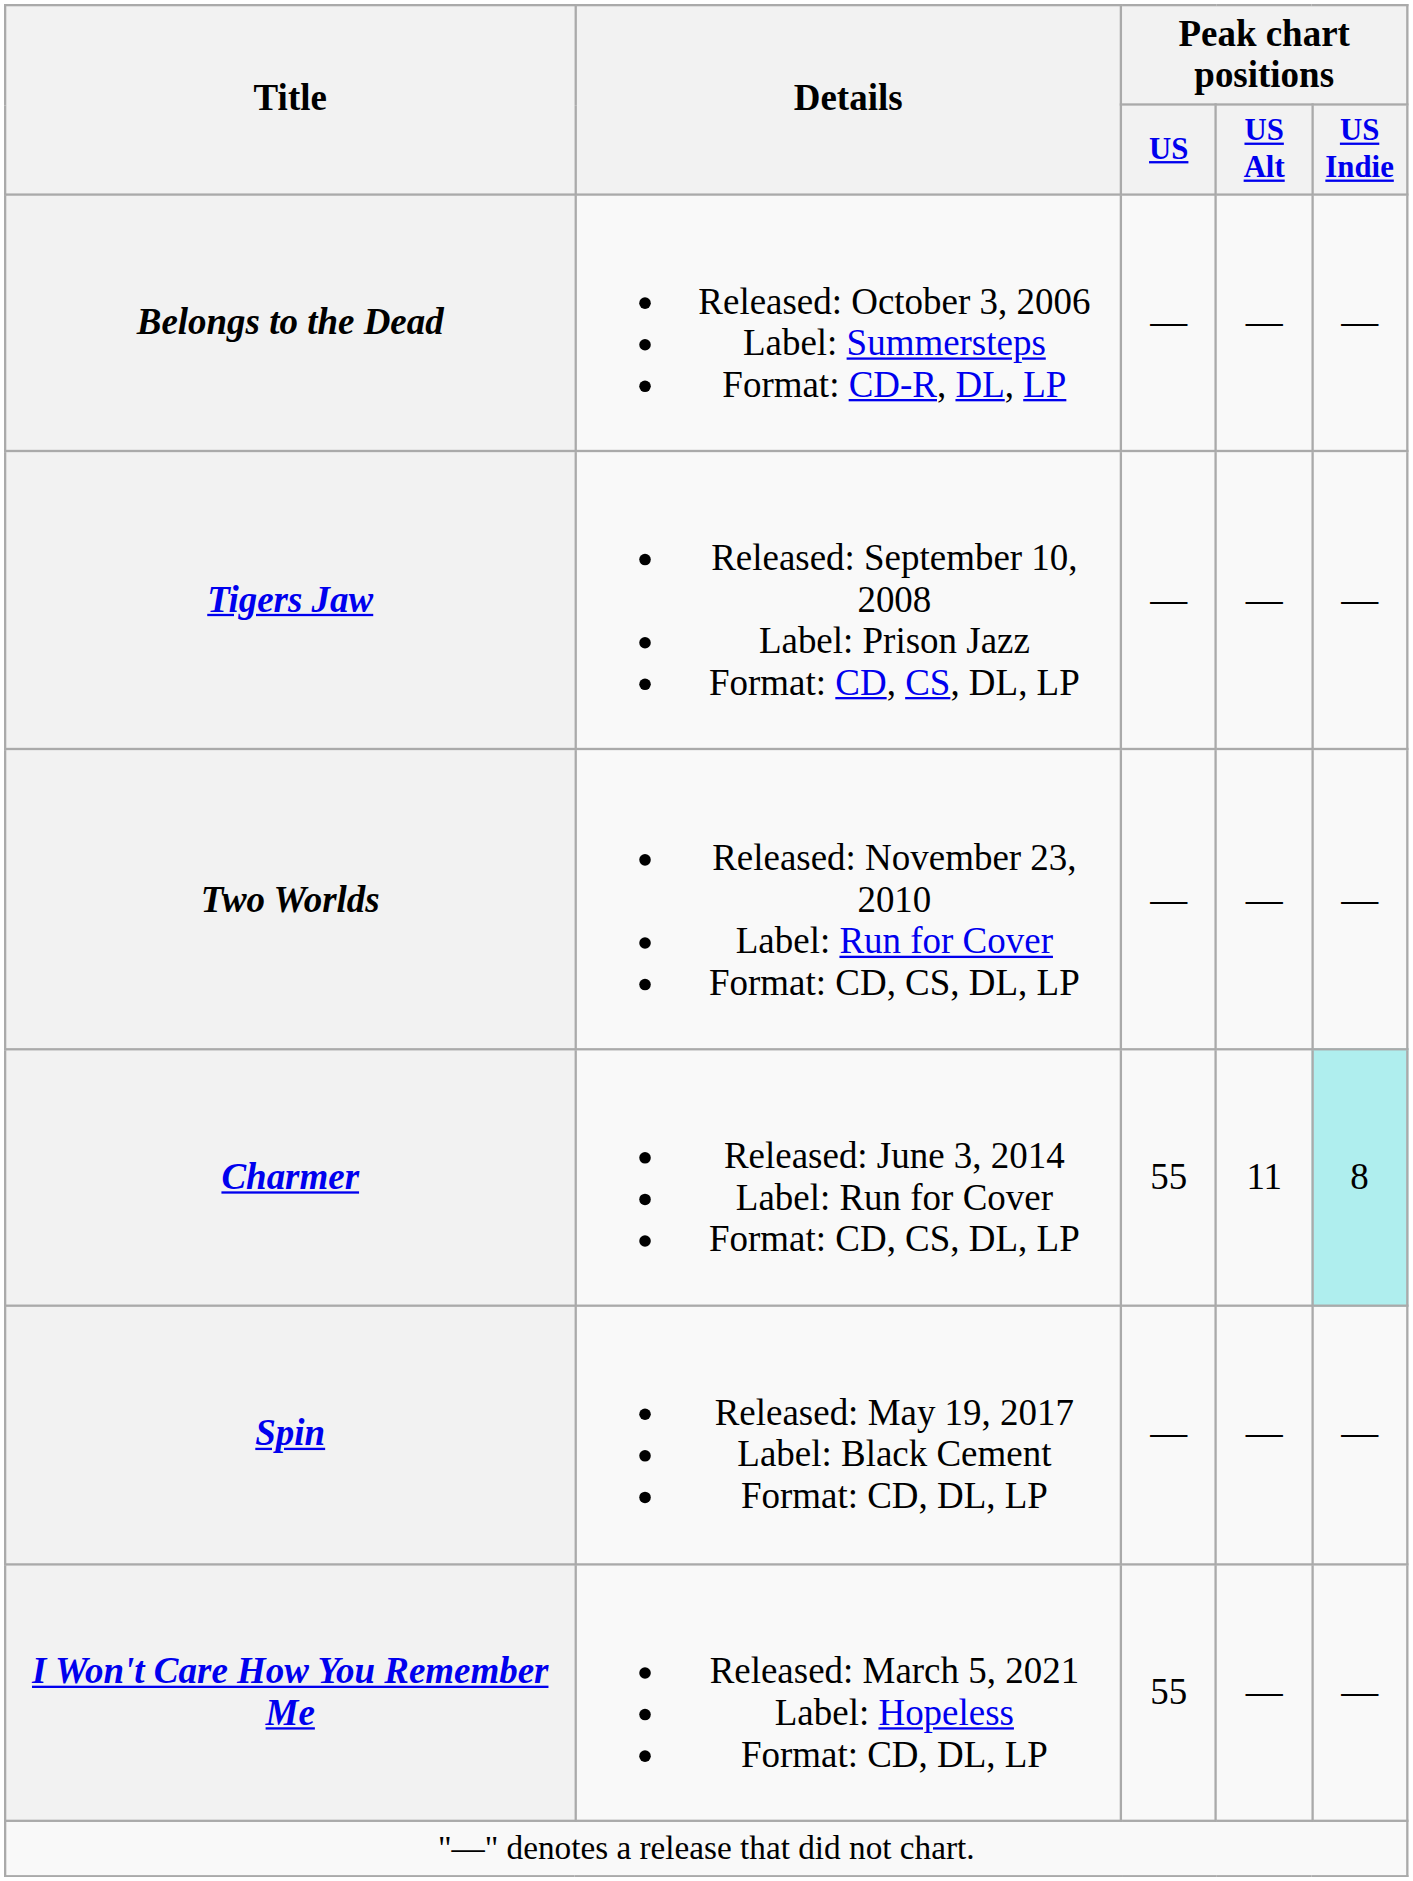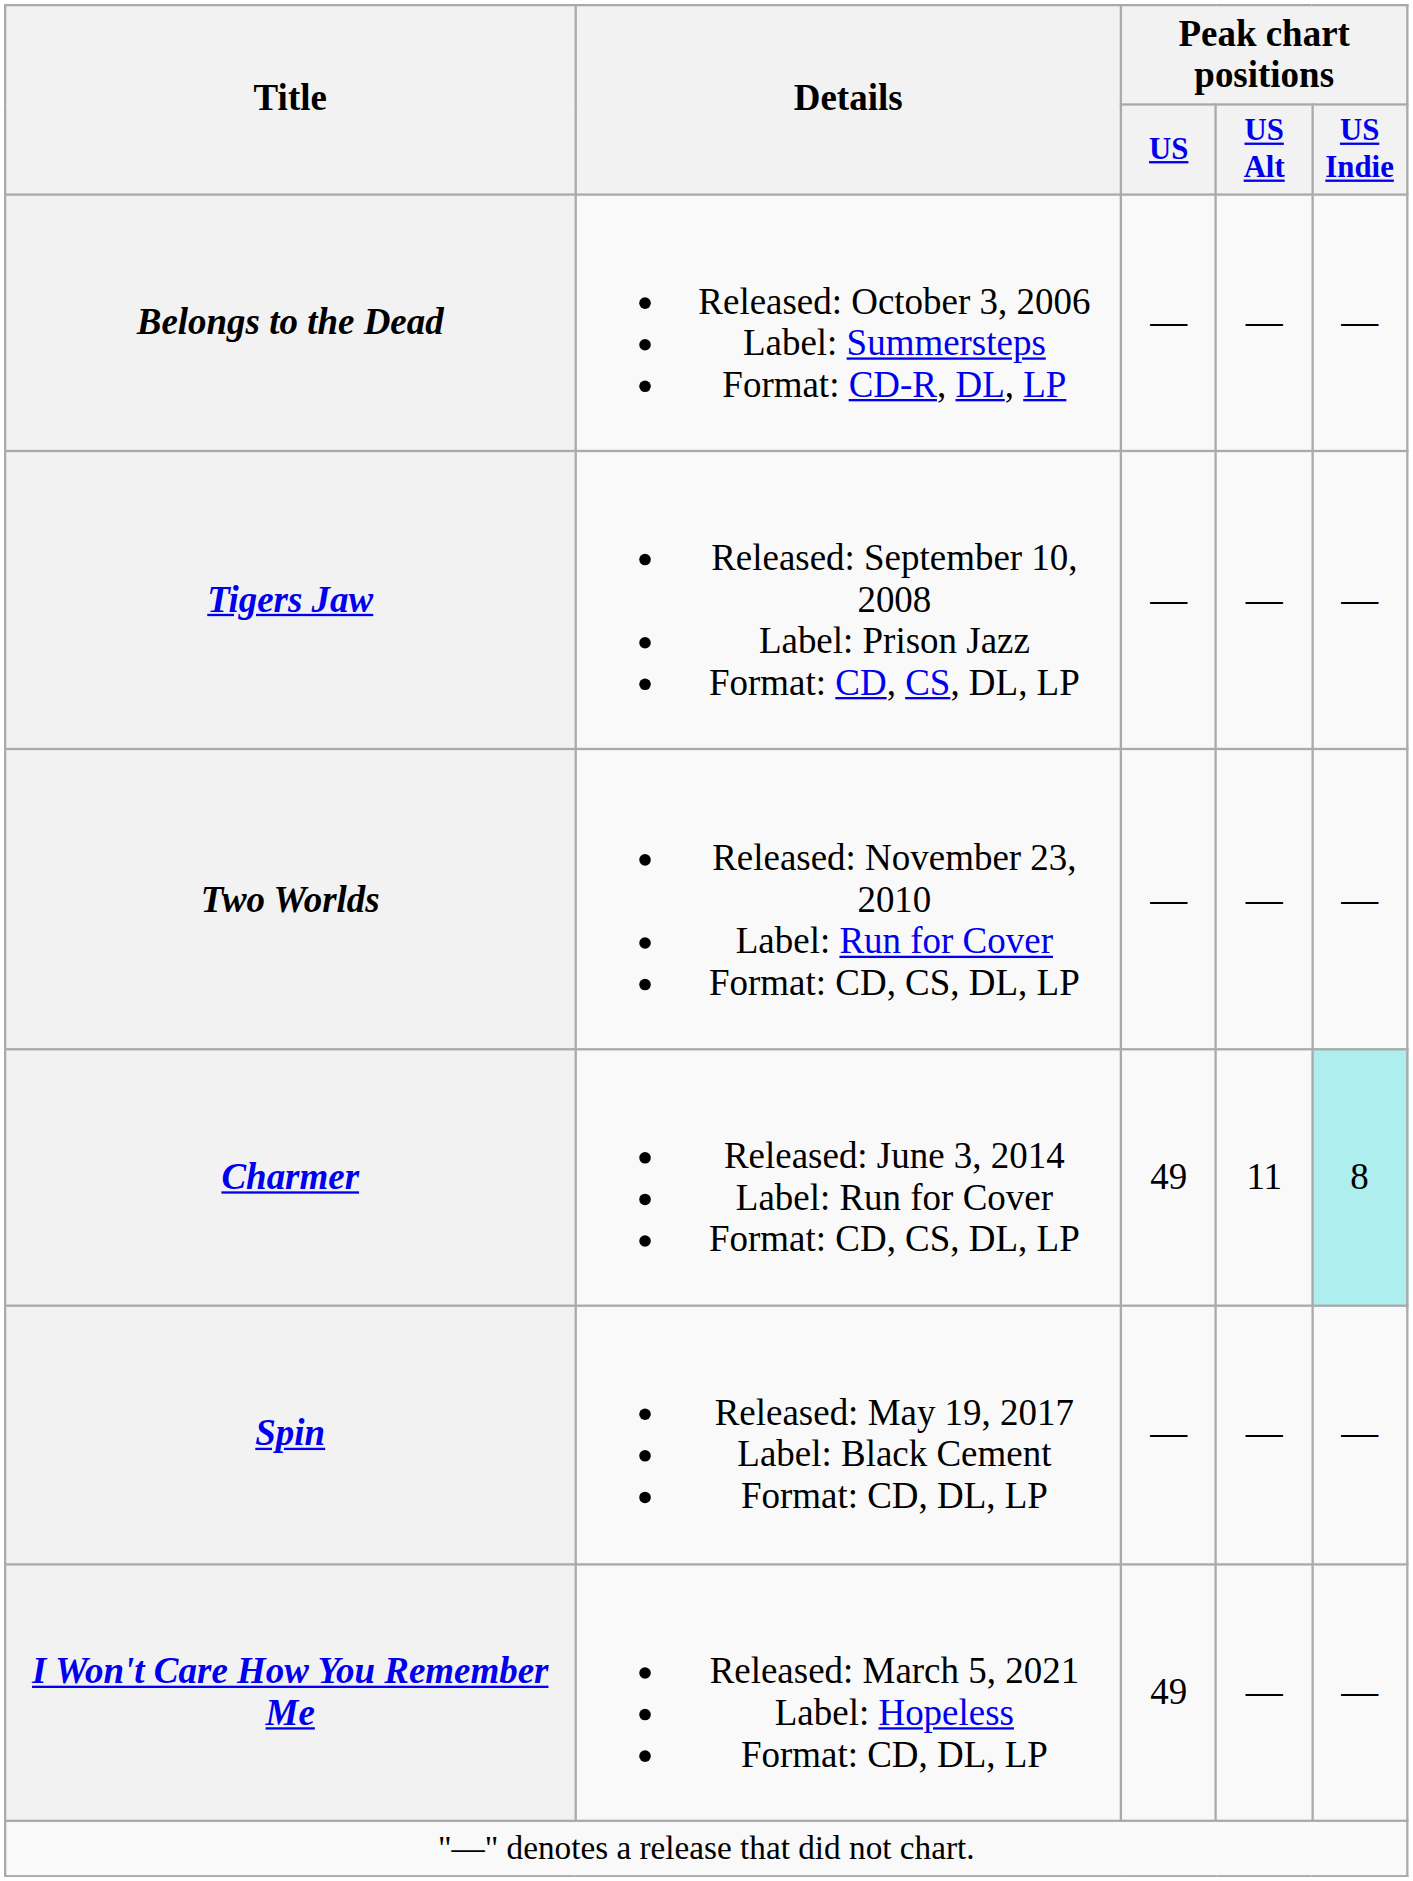(1169, 1176) 55 -> (1169, 1176) 49
(1169, 1691) 55 -> (1169, 1691) 49
